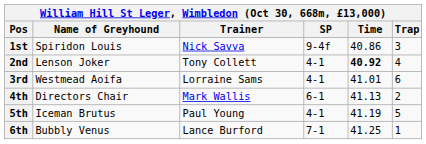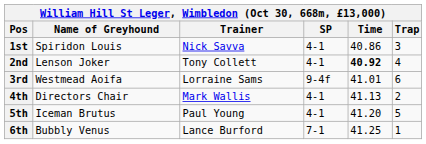(318, 46) 9-4f -> (315, 46) 4-1
(315, 80) 4-1 -> (318, 80) 9-4f
(315, 96) 6-1 -> (315, 96) 4-1
(366, 113) 41.19 -> (366, 113) 41.20
